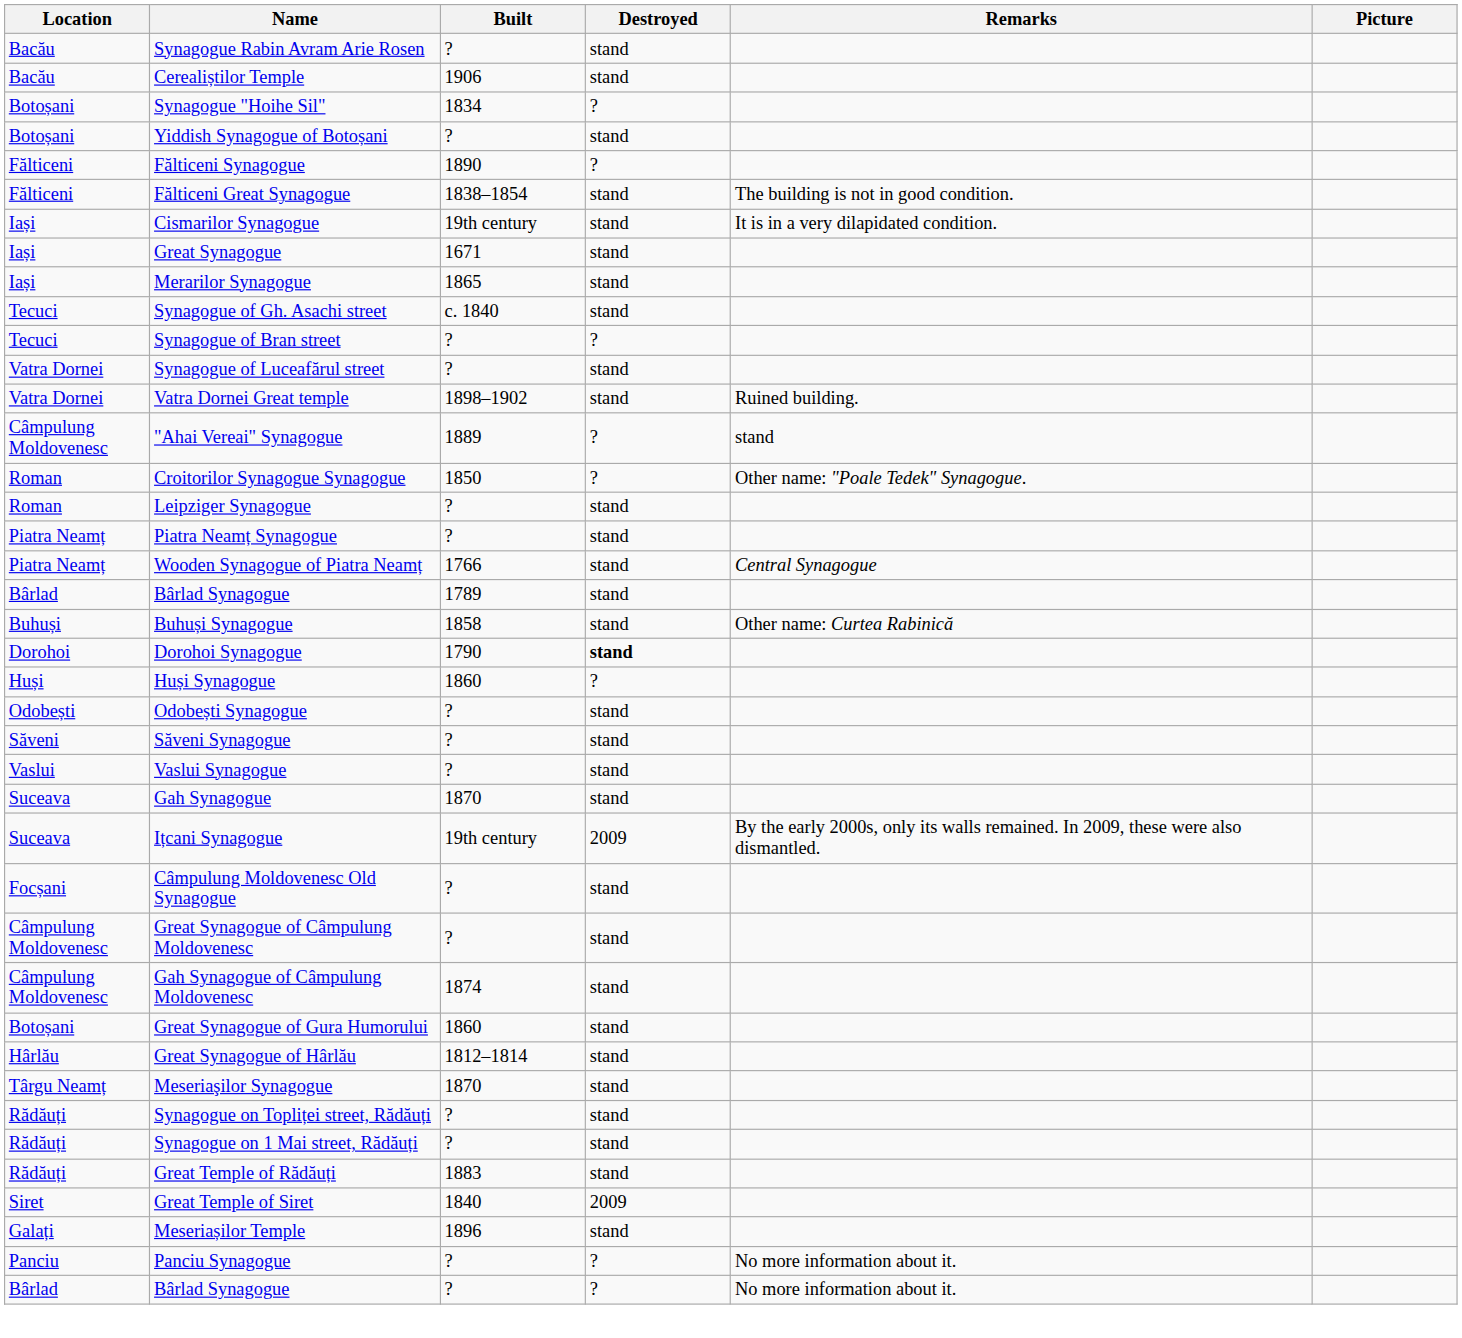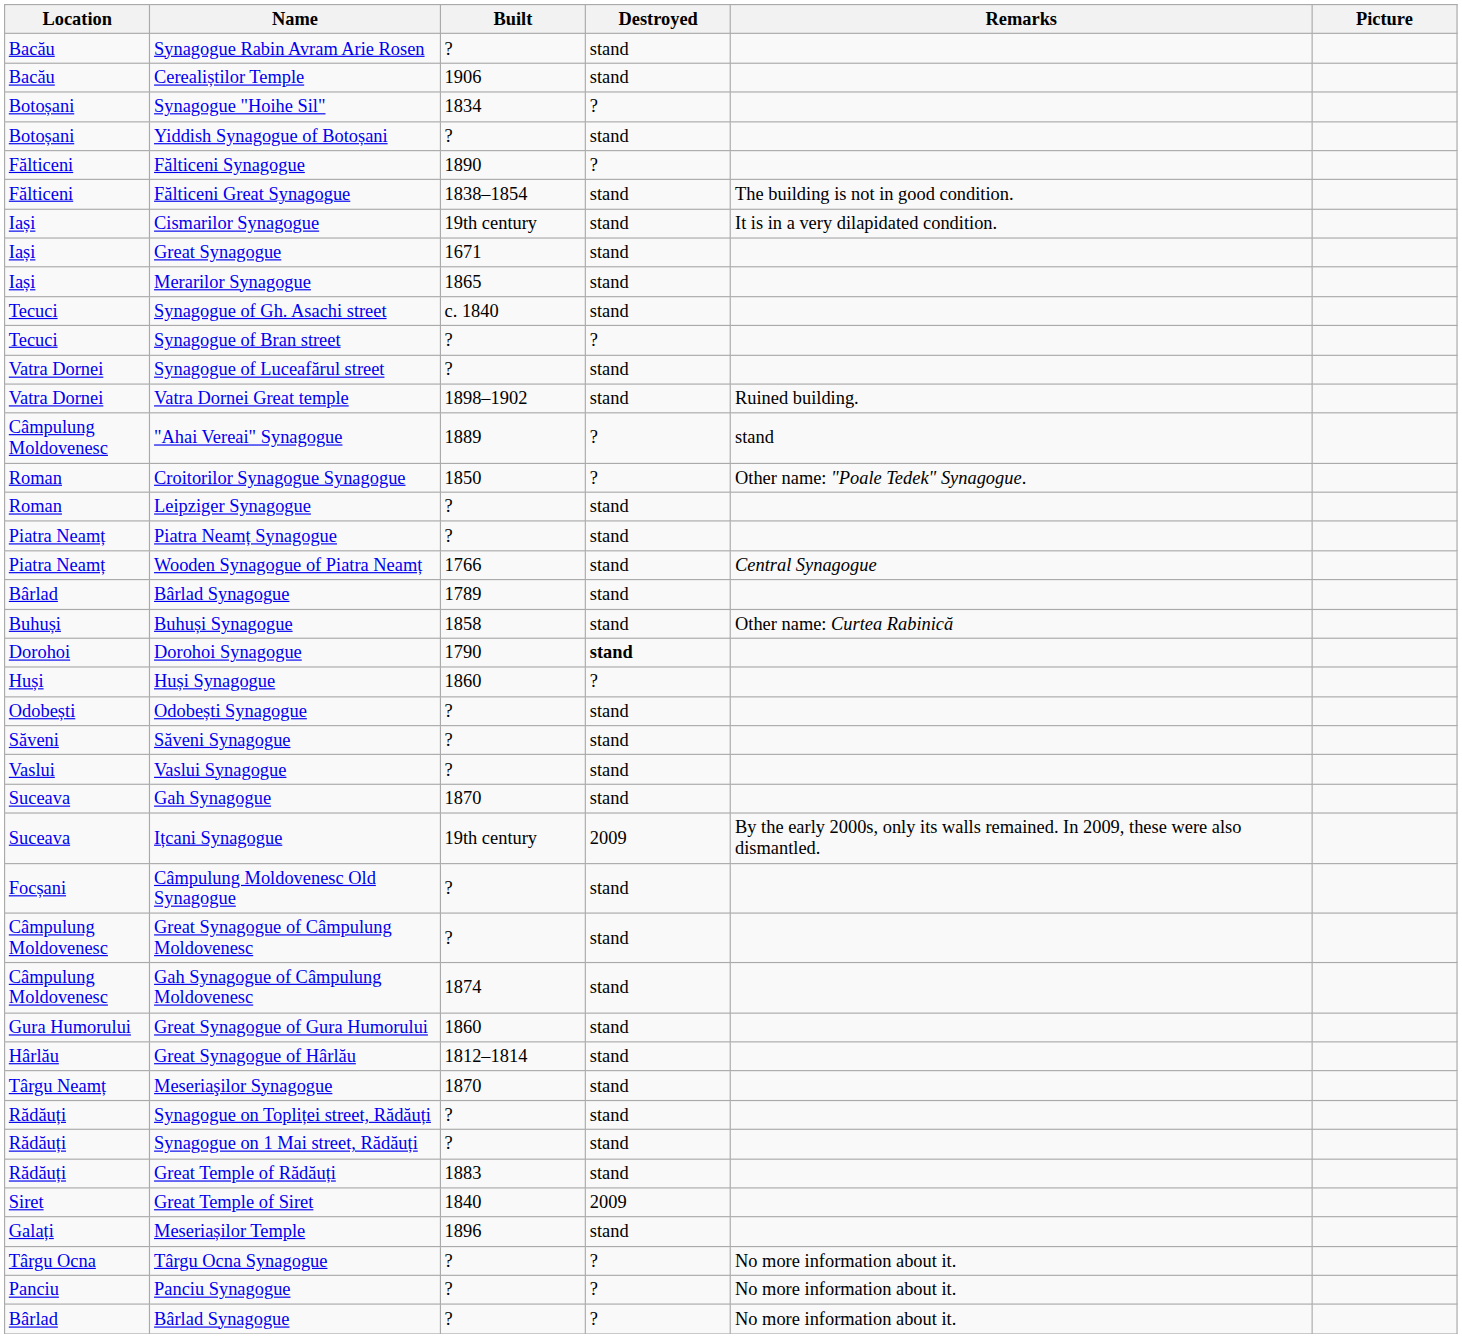(42, 1027) Botoșani -> (70, 1027) Gura Humorului
+ row: (241, 1260)
